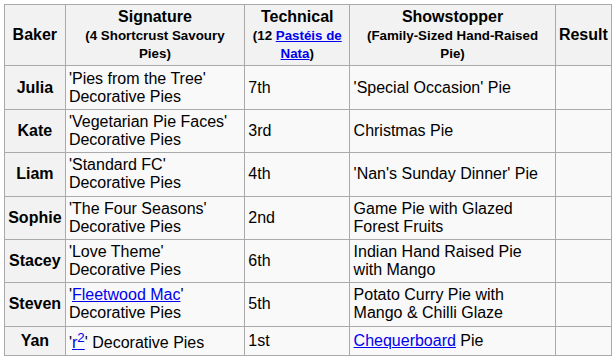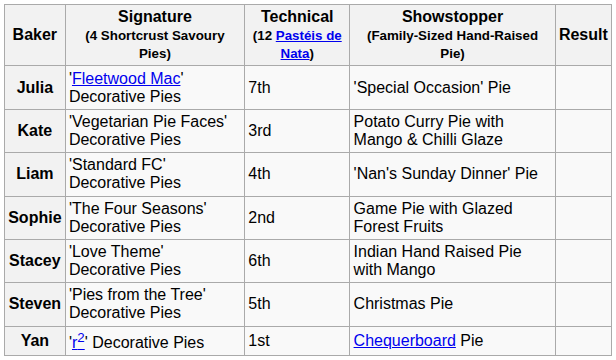(137, 87) 'Pies from the Tree' Decorative Pies -> (126, 87) 'Fleetwood Mac' Decorative Pies
(403, 130) Christmas Pie -> (429, 130) Potato Curry Pie with Mango & Chilli Glaze
(126, 304) 'Fleetwood Mac' Decorative Pies -> (137, 304) 'Pies from the Tree' Decorative Pies
(429, 304) Potato Curry Pie with Mango & Chilli Glaze -> (403, 304) Christmas Pie
